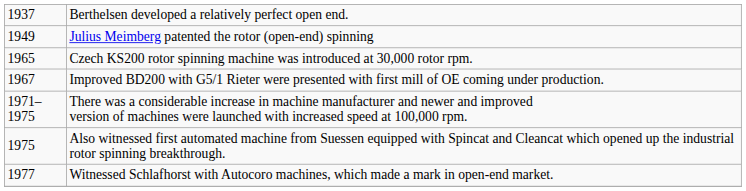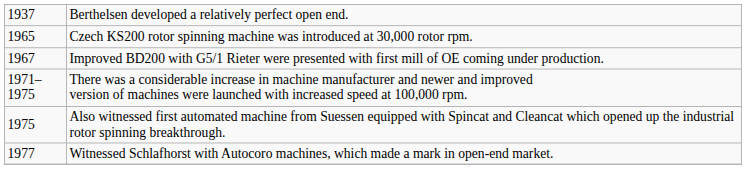- row: (221, 36)
